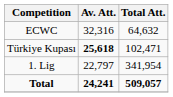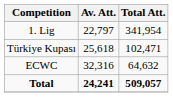rows swapped: (41, 65) <-> (41, 30)
(98, 48) bold -> (98, 48) normal
